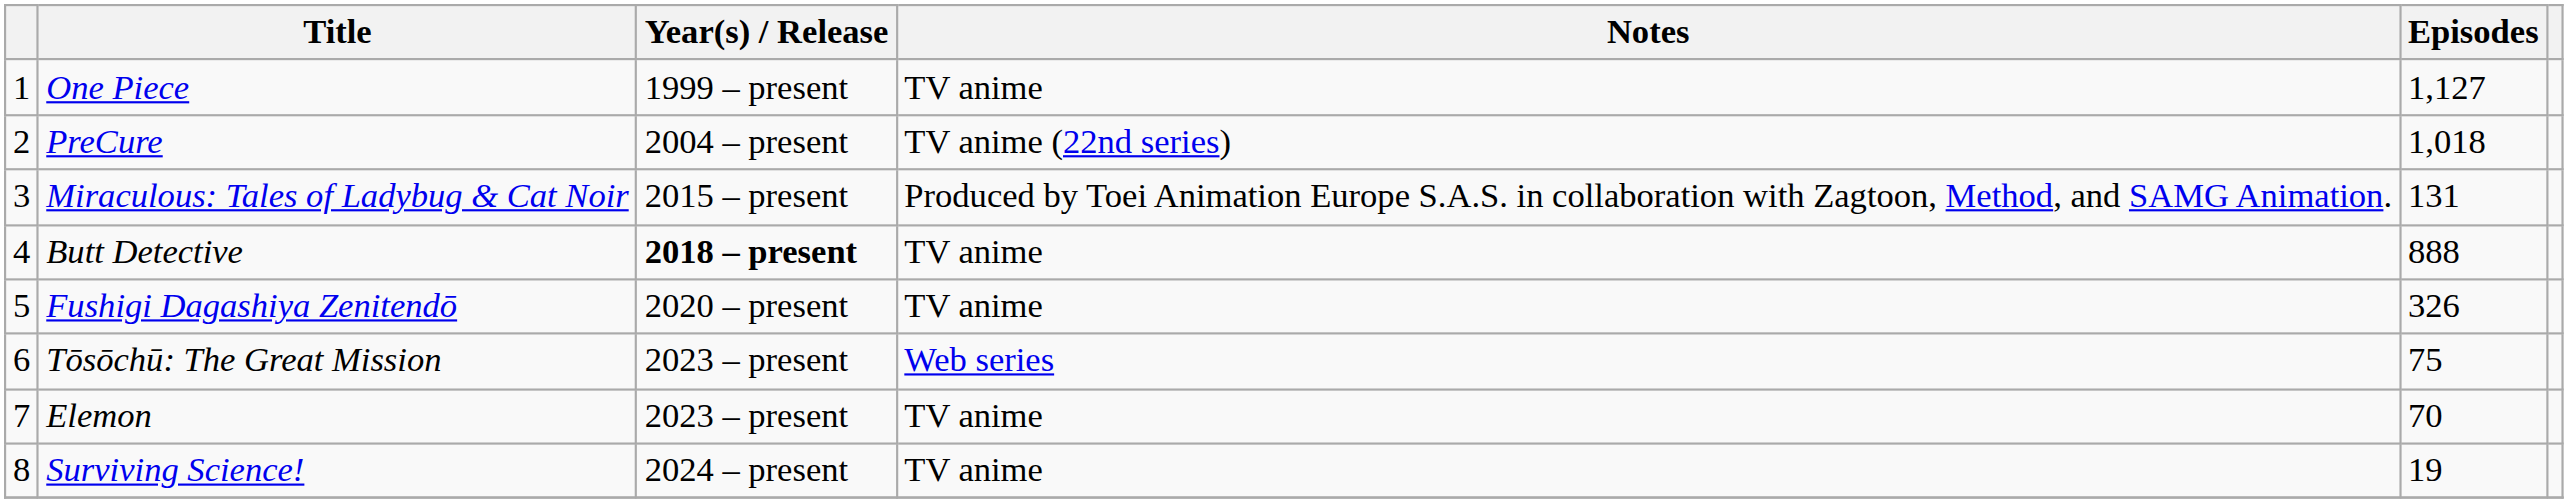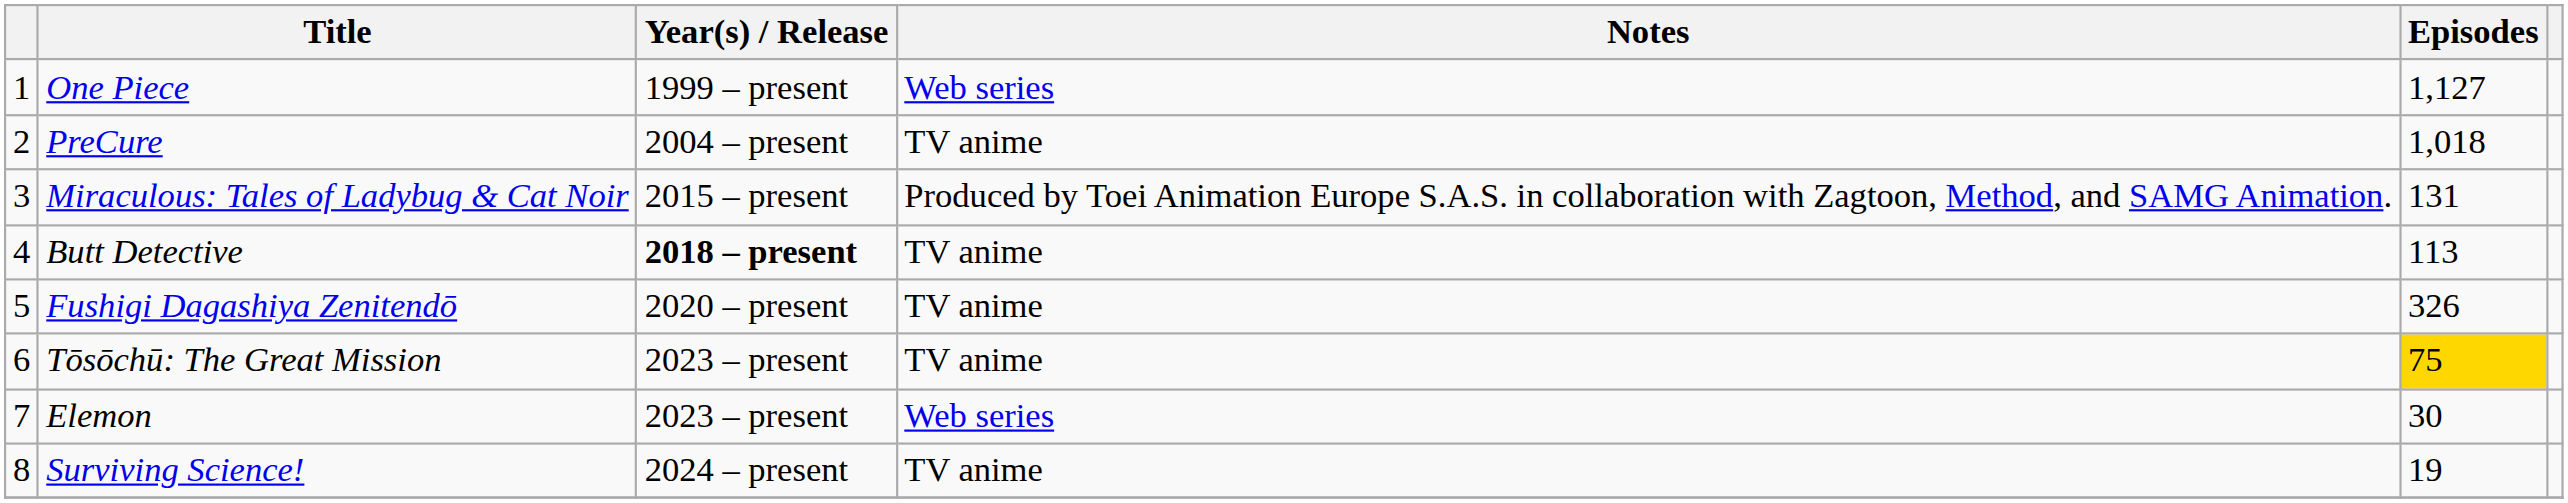(974, 86) TV anime -> (979, 86) Web series
(1068, 141) TV anime (22nd series) -> (974, 141) TV anime
(2434, 251) 888 -> (2433, 251) 113
(979, 360) Web series -> (974, 360) TV anime
(2425, 360) no background -> (2425, 360) gold background
(974, 415) TV anime -> (979, 415) Web series
(2425, 415) 70 -> (2425, 415) 30
